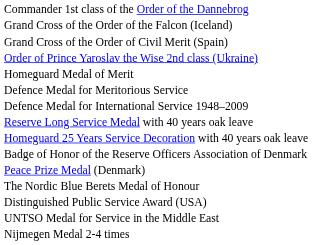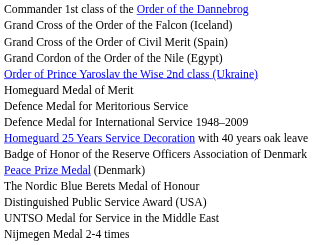+ row: (113, 58)
- row: (129, 122)
